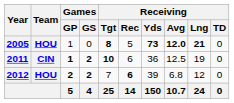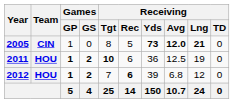(46, 43) HOU -> (46, 43) CIN
(109, 43) bold -> (109, 43) normal
(46, 59) CIN -> (46, 59) HOU
(70, 75) 2 -> (70, 75) 1
